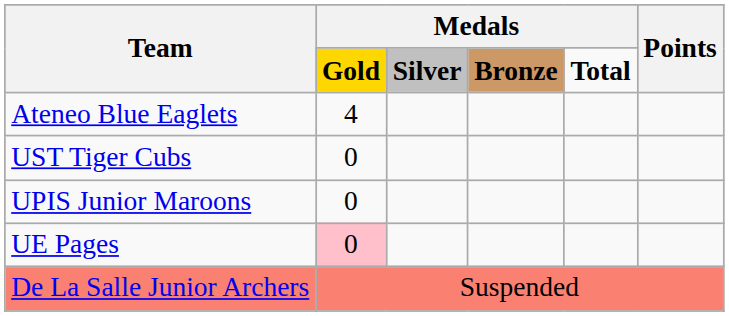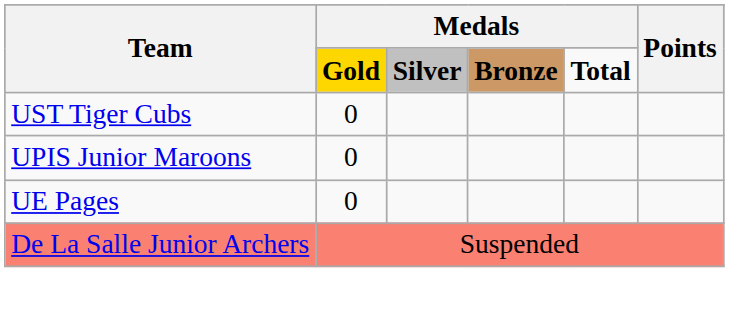- row: (124, 113)
(351, 244) pink background -> (351, 200) no background
